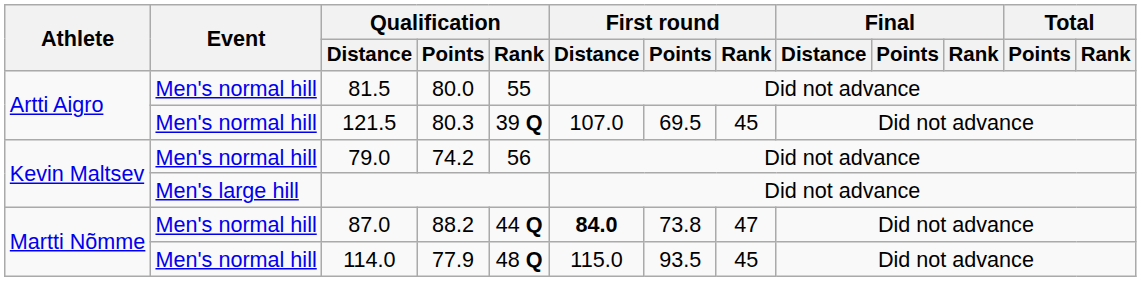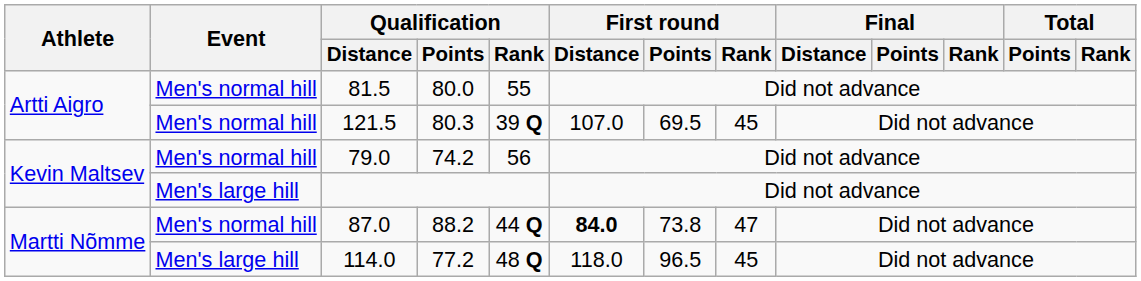(236, 259) Men's normal hill -> (227, 259) Men's large hill
(453, 259) 77.9 -> (453, 259) 77.2
(597, 259) 115.0 -> (597, 259) 118.0
(680, 259) 93.5 -> (680, 259) 96.5
